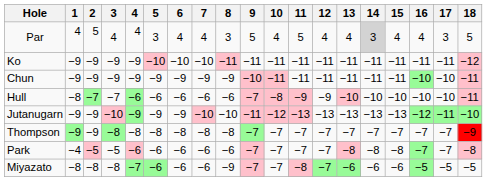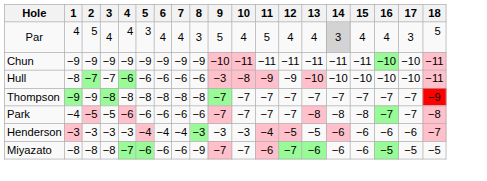- row: (14, 61)
(252, 97) −7 -> (220, 79) −3
- row: (35, 114)
+ row: (34, 132)
(301, 168) −8 -> (267, 150) −6
